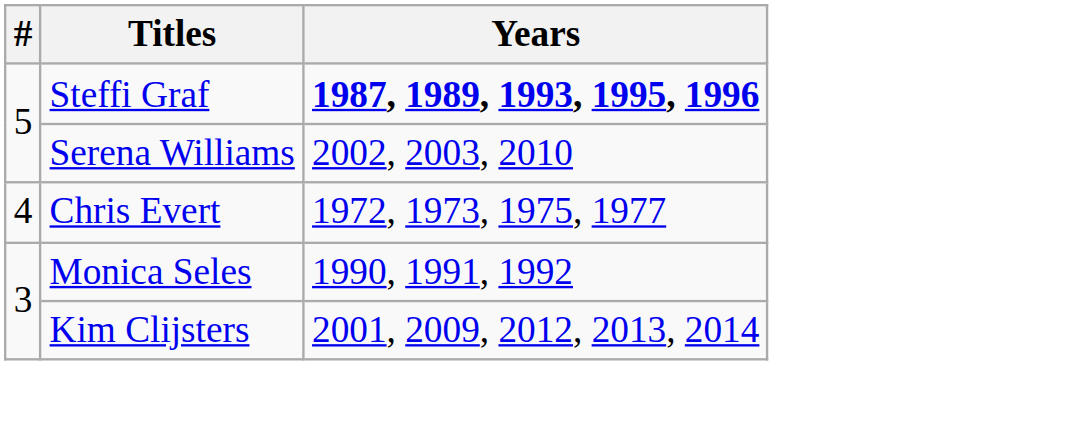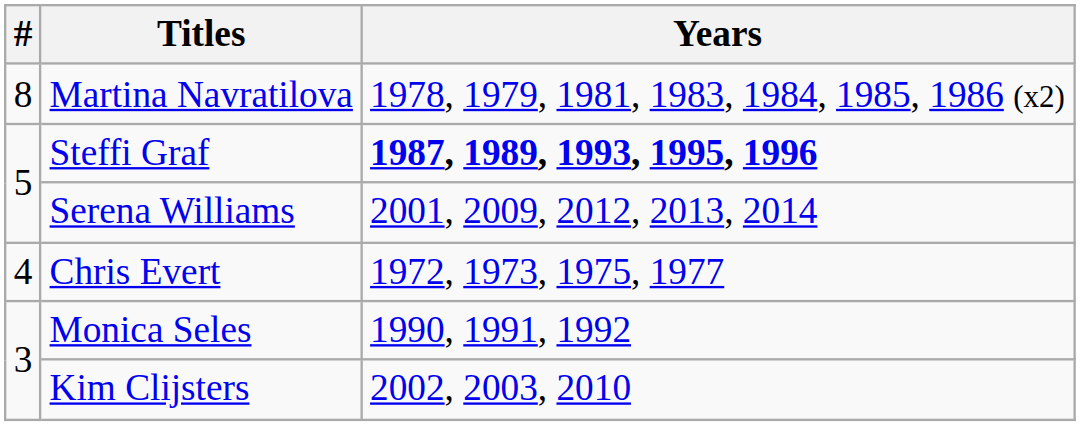+ row: (201, 93)
(443, 152) 2002, 2003, 2010 -> (594, 211) 2001, 2009, 2012, 2013, 2014
(536, 329) 2001, 2009, 2012, 2013, 2014 -> (501, 388) 2002, 2003, 2010
